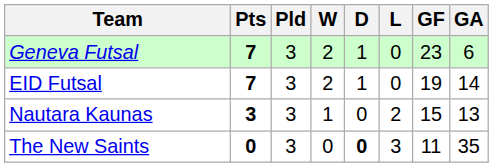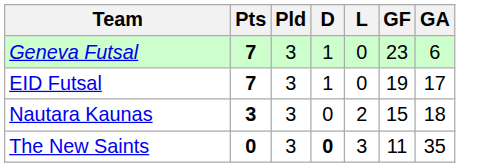- column: (328, 20)
(469, 83) 14 -> (435, 83) 17
(469, 114) 13 -> (435, 114) 18
